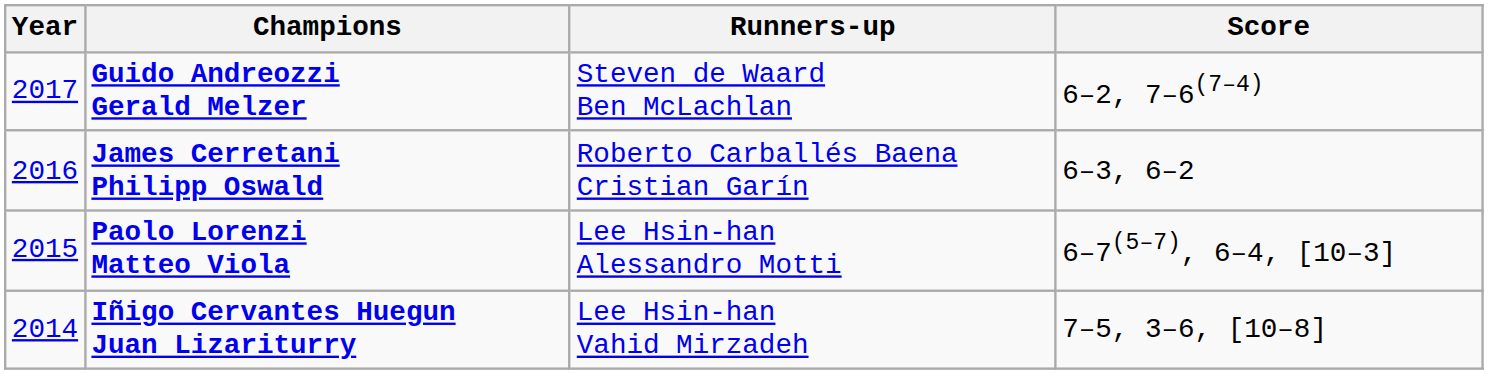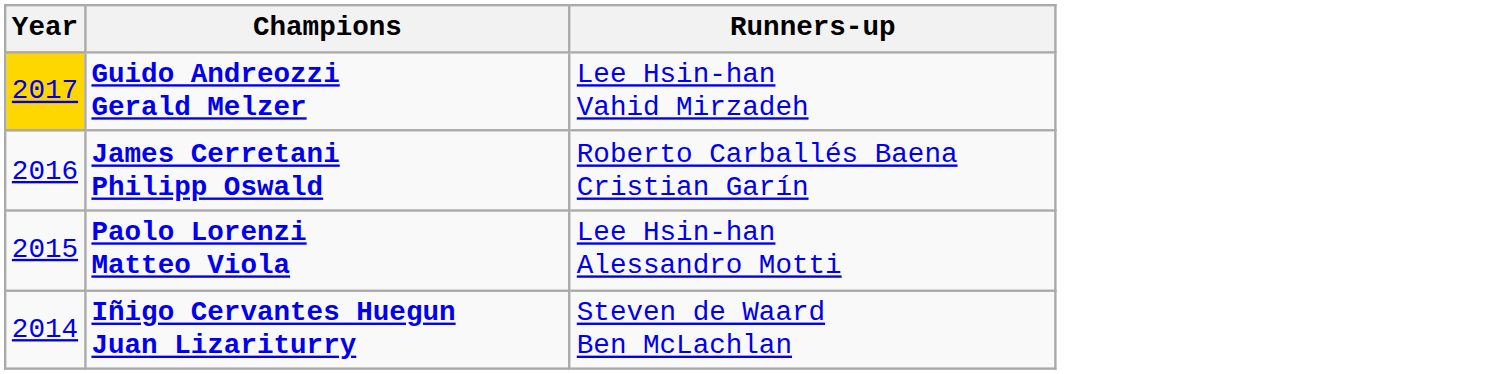- column: (1269, 28)
(45, 91) no background -> (45, 91) gold background
(701, 91) Steven de Waard Ben McLachlan -> (693, 91) Lee Hsin-han Vahid Mirzadeh
(693, 329) Lee Hsin-han Vahid Mirzadeh -> (701, 329) Steven de Waard Ben McLachlan
